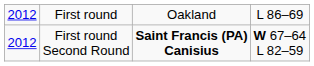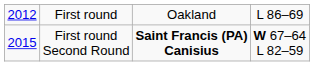(22, 43) 2012 -> (22, 43) 2015
